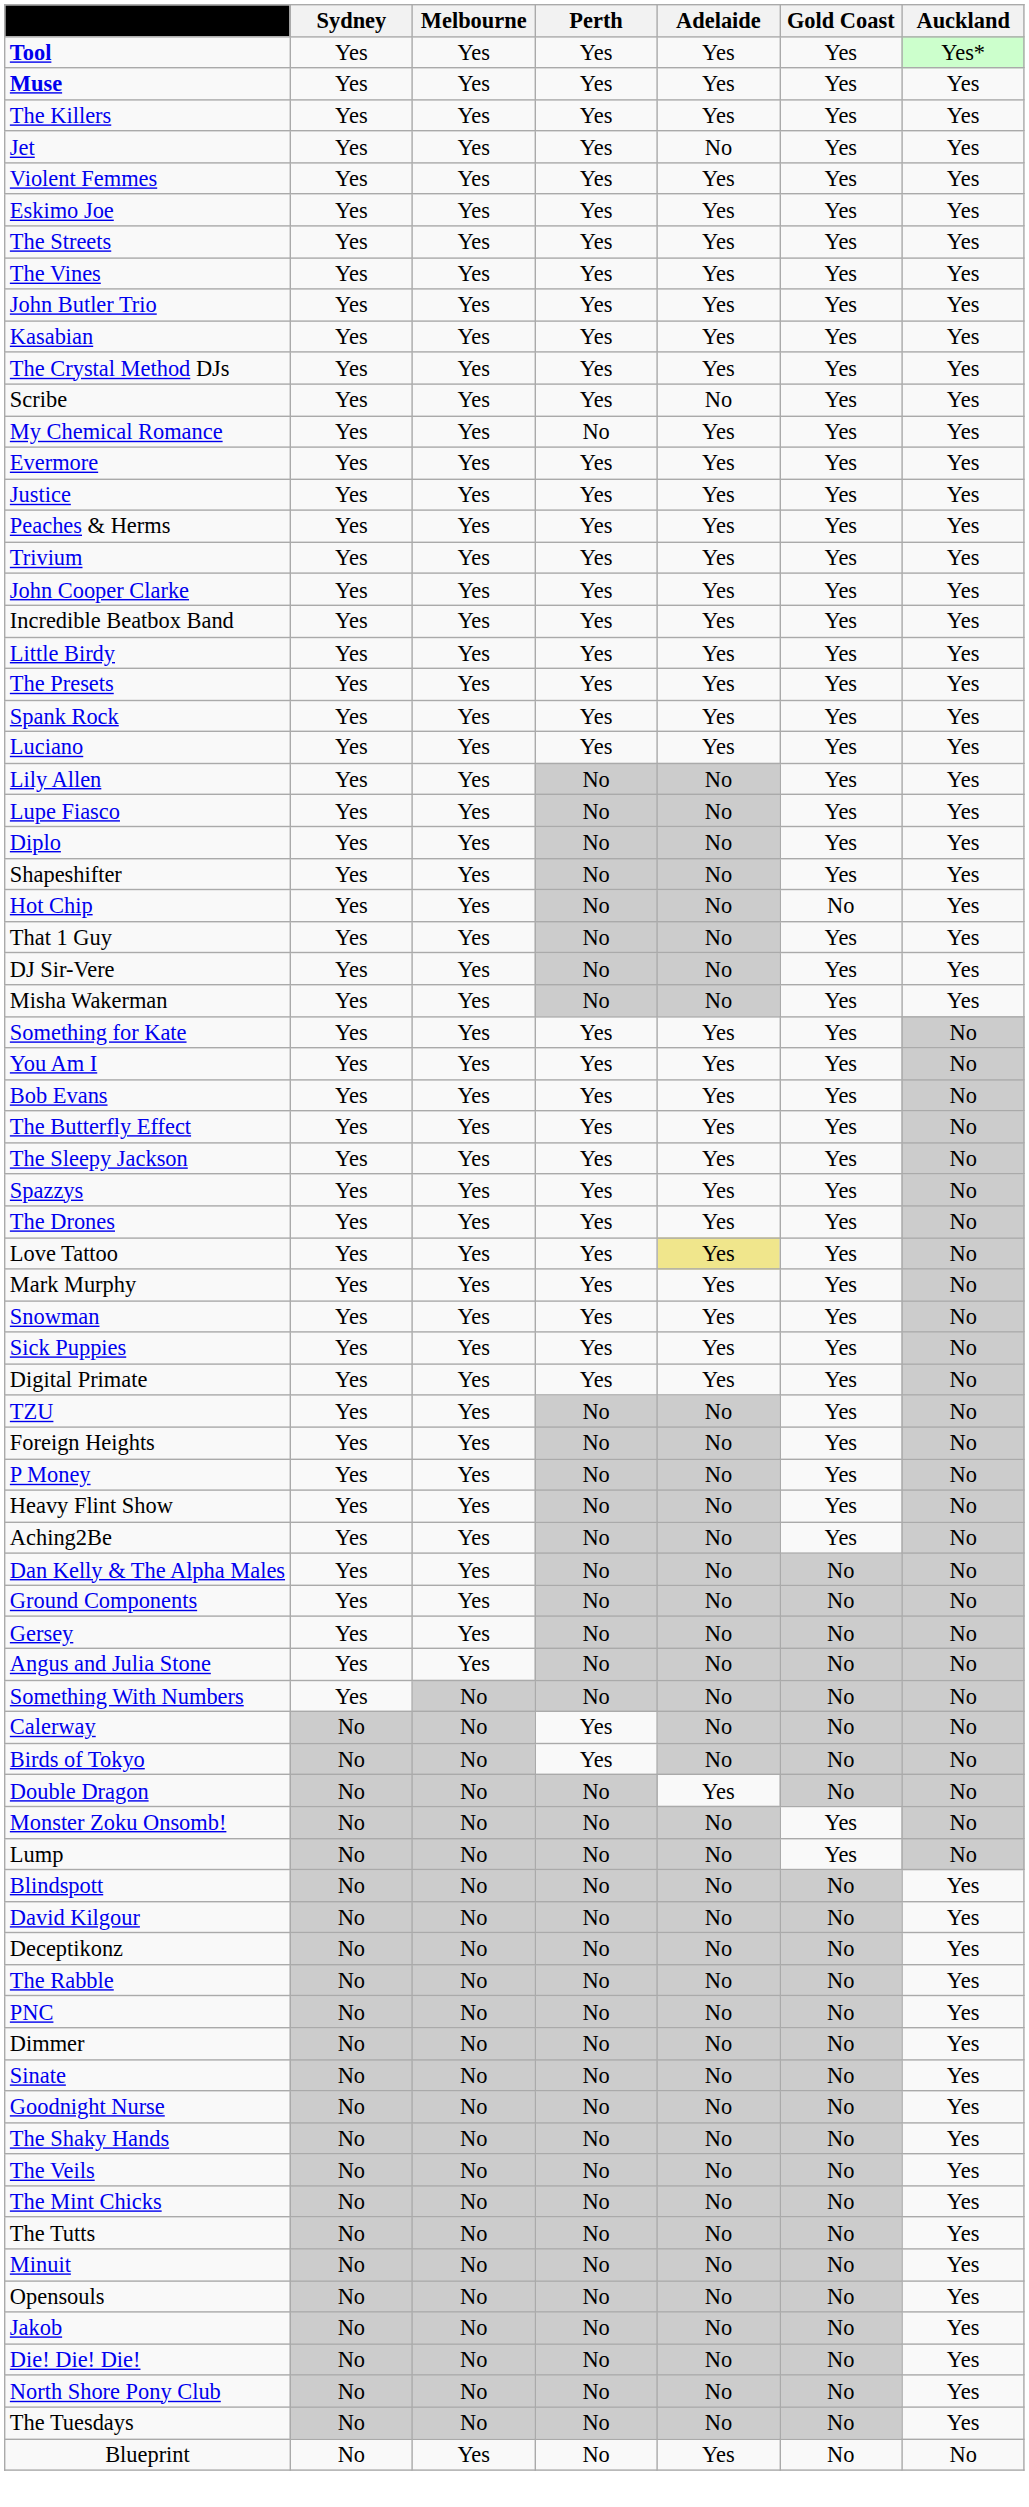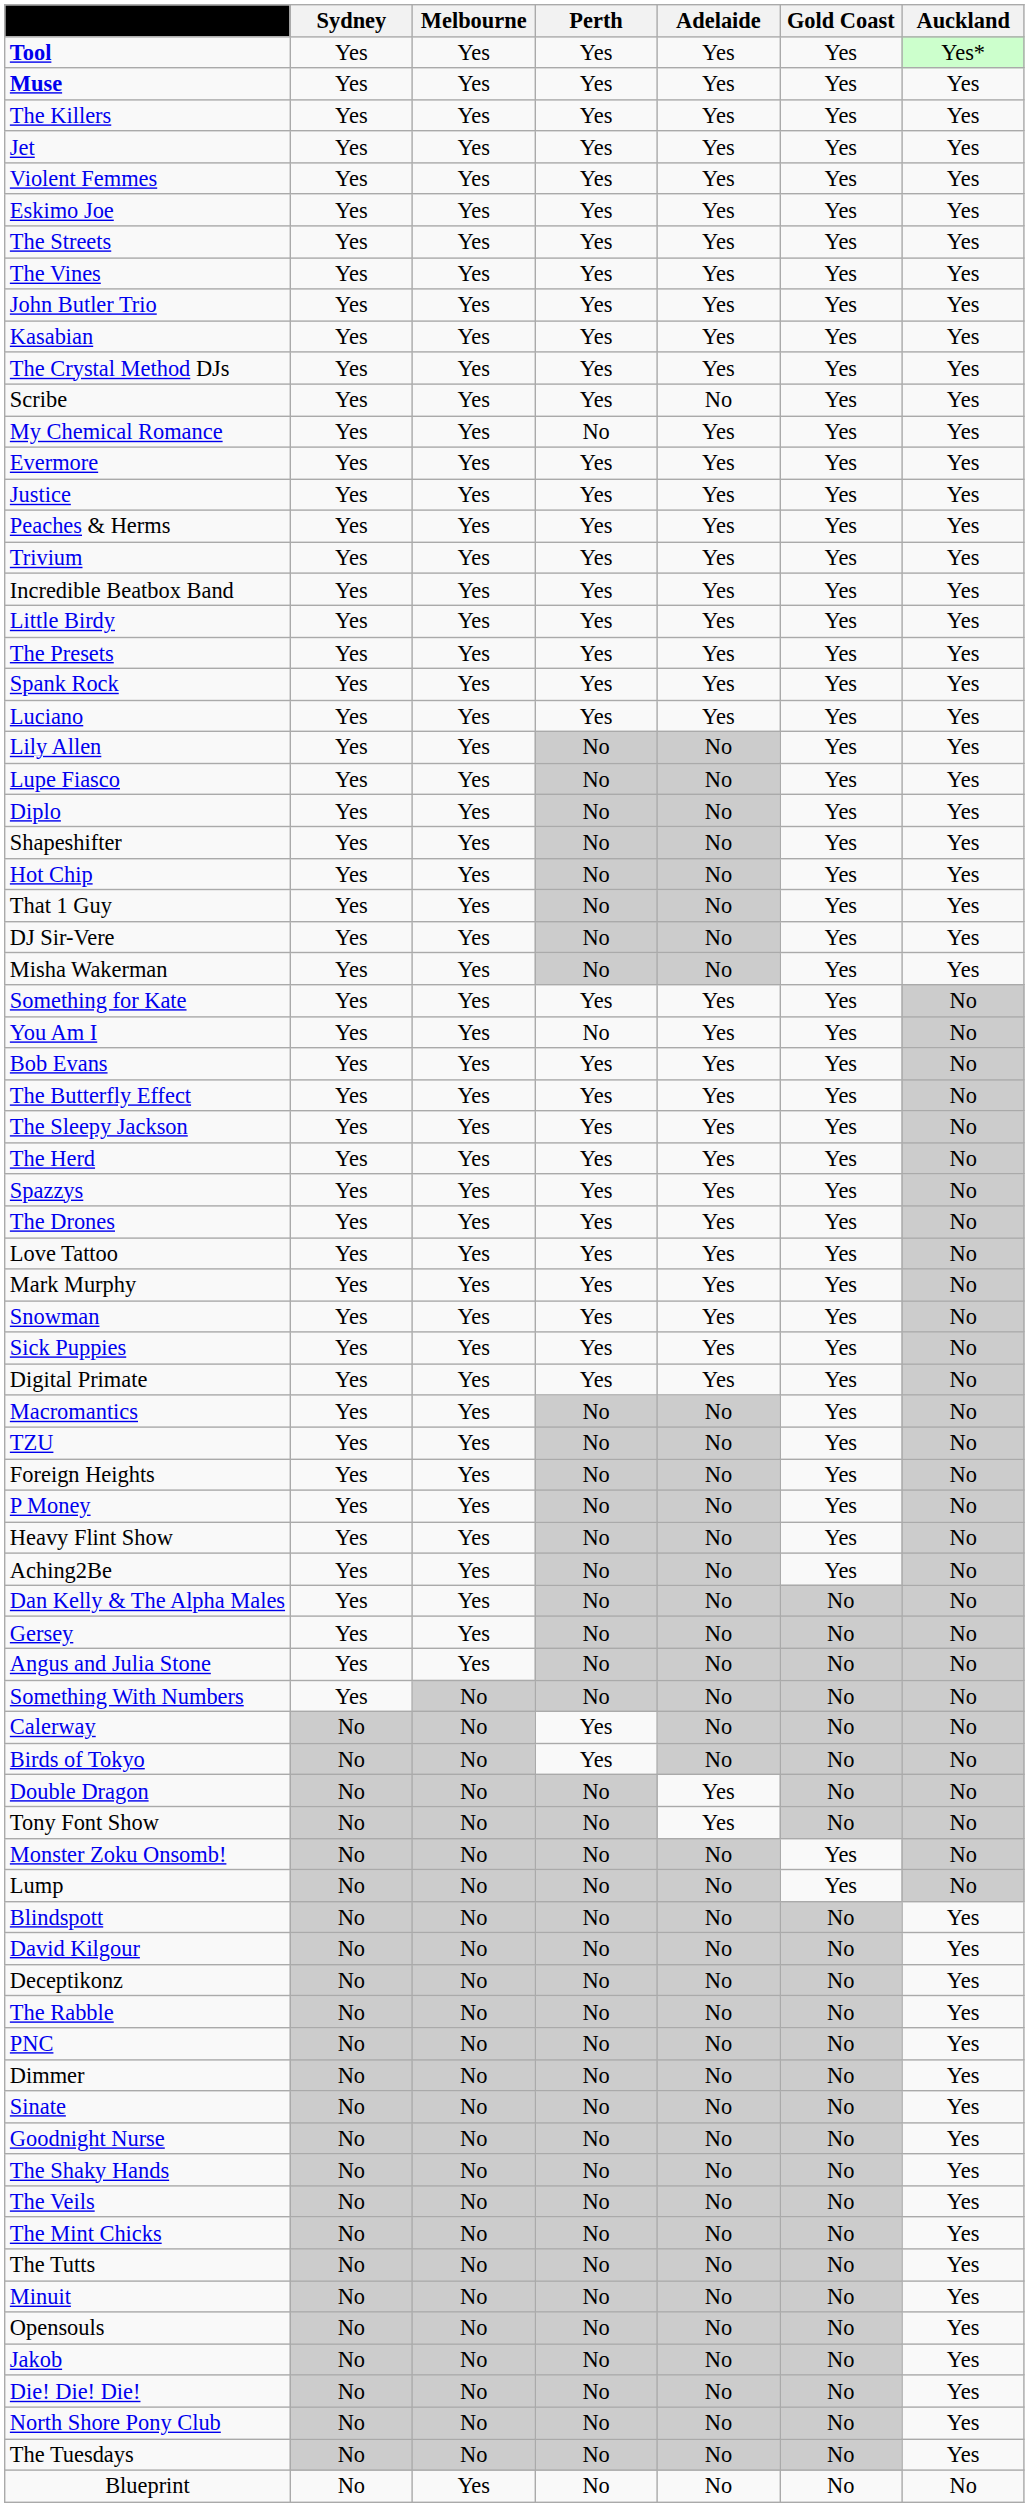(718, 147) No -> (718, 147) Yes
- row: (99, 589)
(841, 905) No -> (841, 874) Yes
(596, 1063) Yes -> (596, 1032) No
+ row: (52, 1158)
(718, 1253) khaki background -> (718, 1253) no background
+ row: (74, 1411)
- row: (104, 1601)
+ row: (84, 1822)
(718, 2454) Yes -> (718, 2486) No
